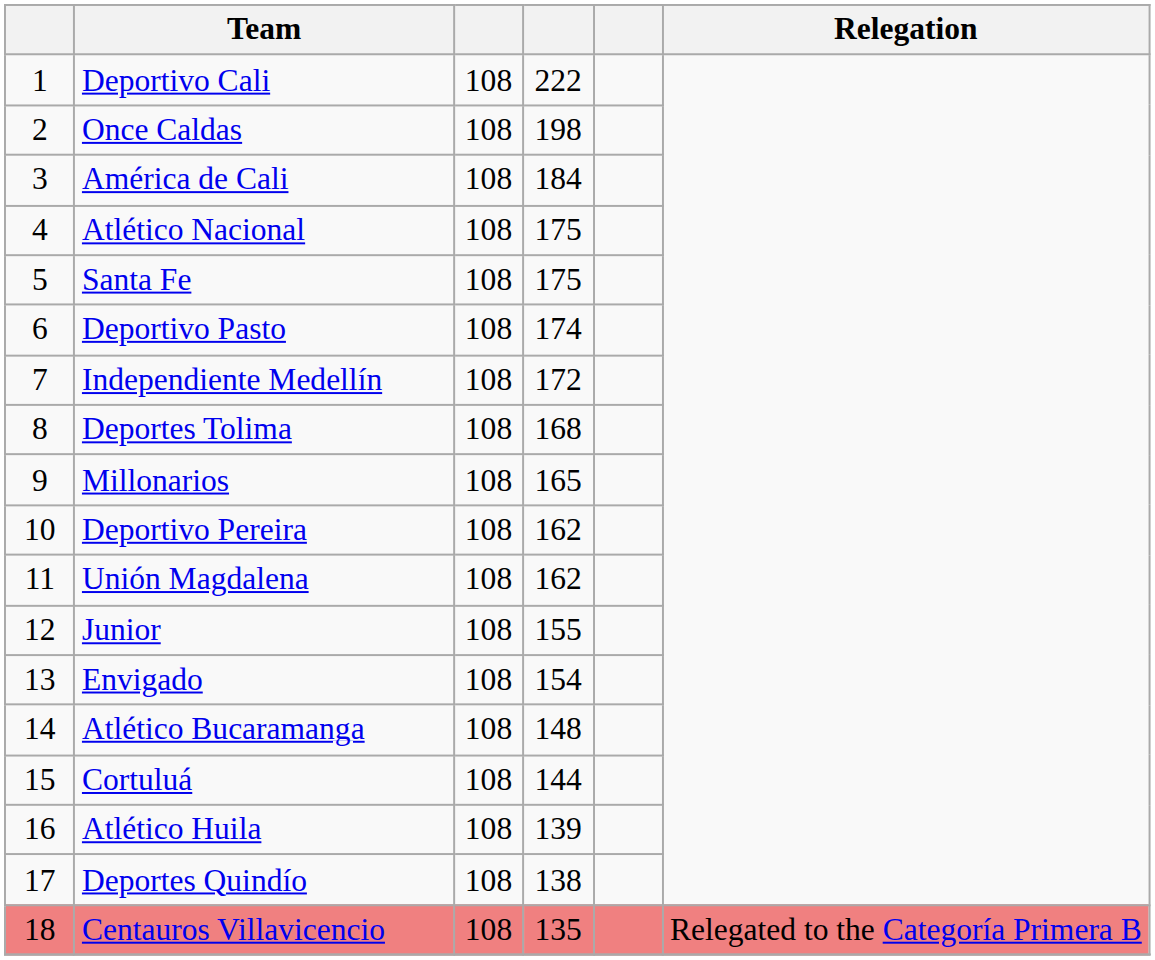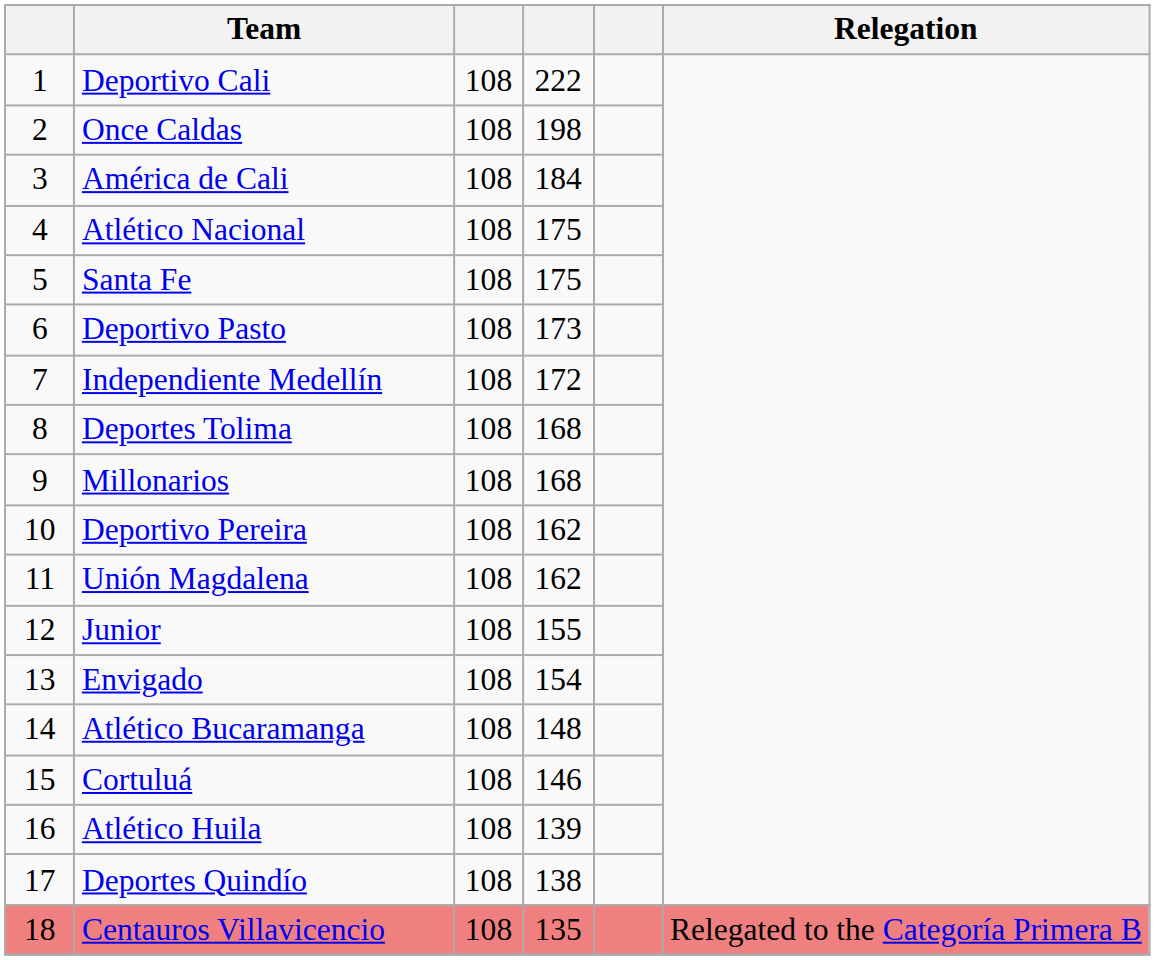(558, 329) 174 -> (558, 329) 173
(558, 479) 165 -> (558, 479) 168
(558, 779) 144 -> (558, 779) 146
